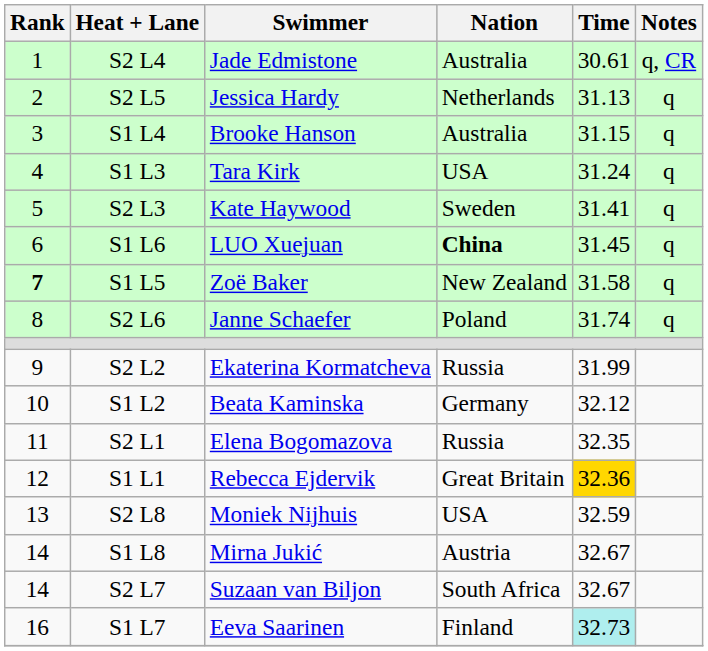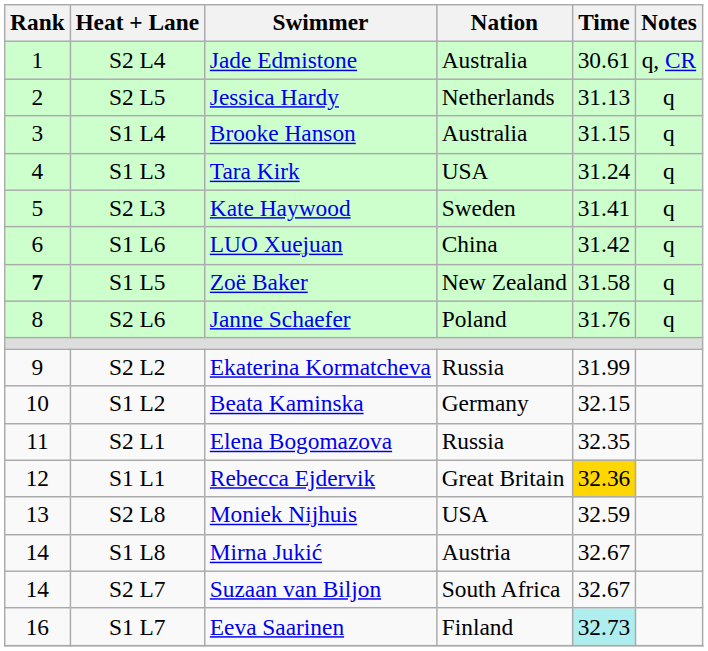(472, 245) bold -> (470, 245) normal
(604, 245) 31.45 -> (604, 245) 31.42
(604, 319) 31.74 -> (604, 319) 31.76
(604, 404) 32.12 -> (604, 404) 32.15
